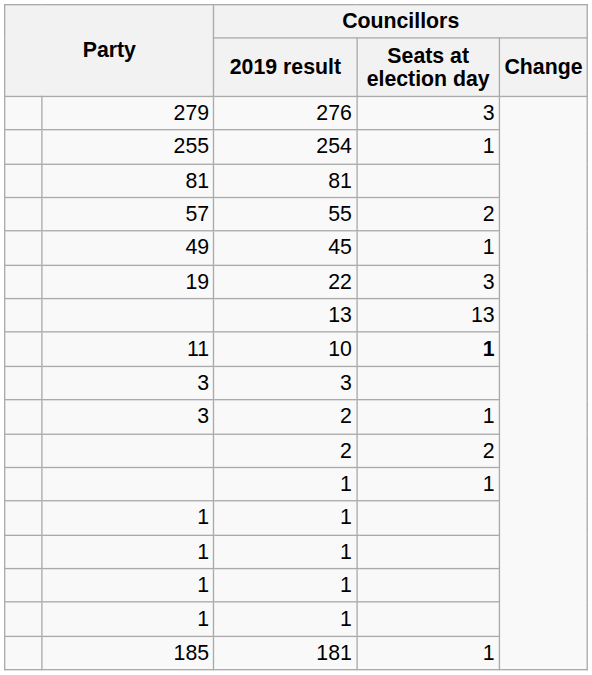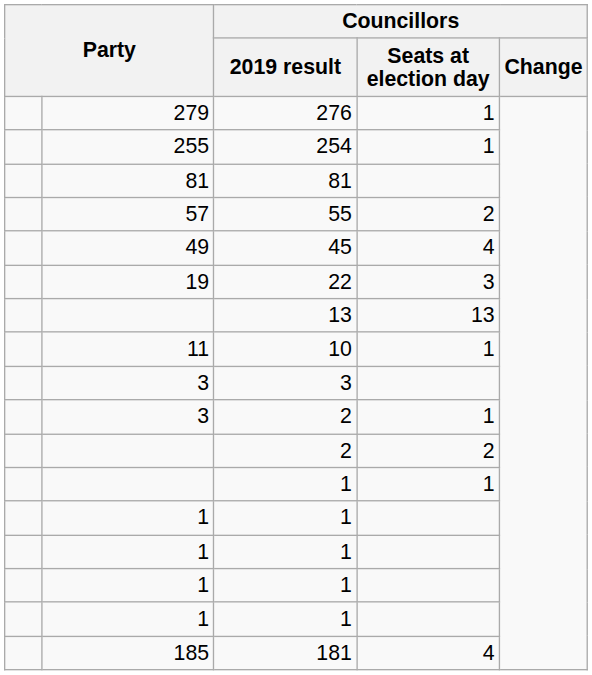(489, 112) 3 -> (489, 112) 1
(489, 247) 1 -> (489, 247) 4
(489, 349) bold -> (489, 349) normal
(489, 652) 1 -> (489, 652) 4
